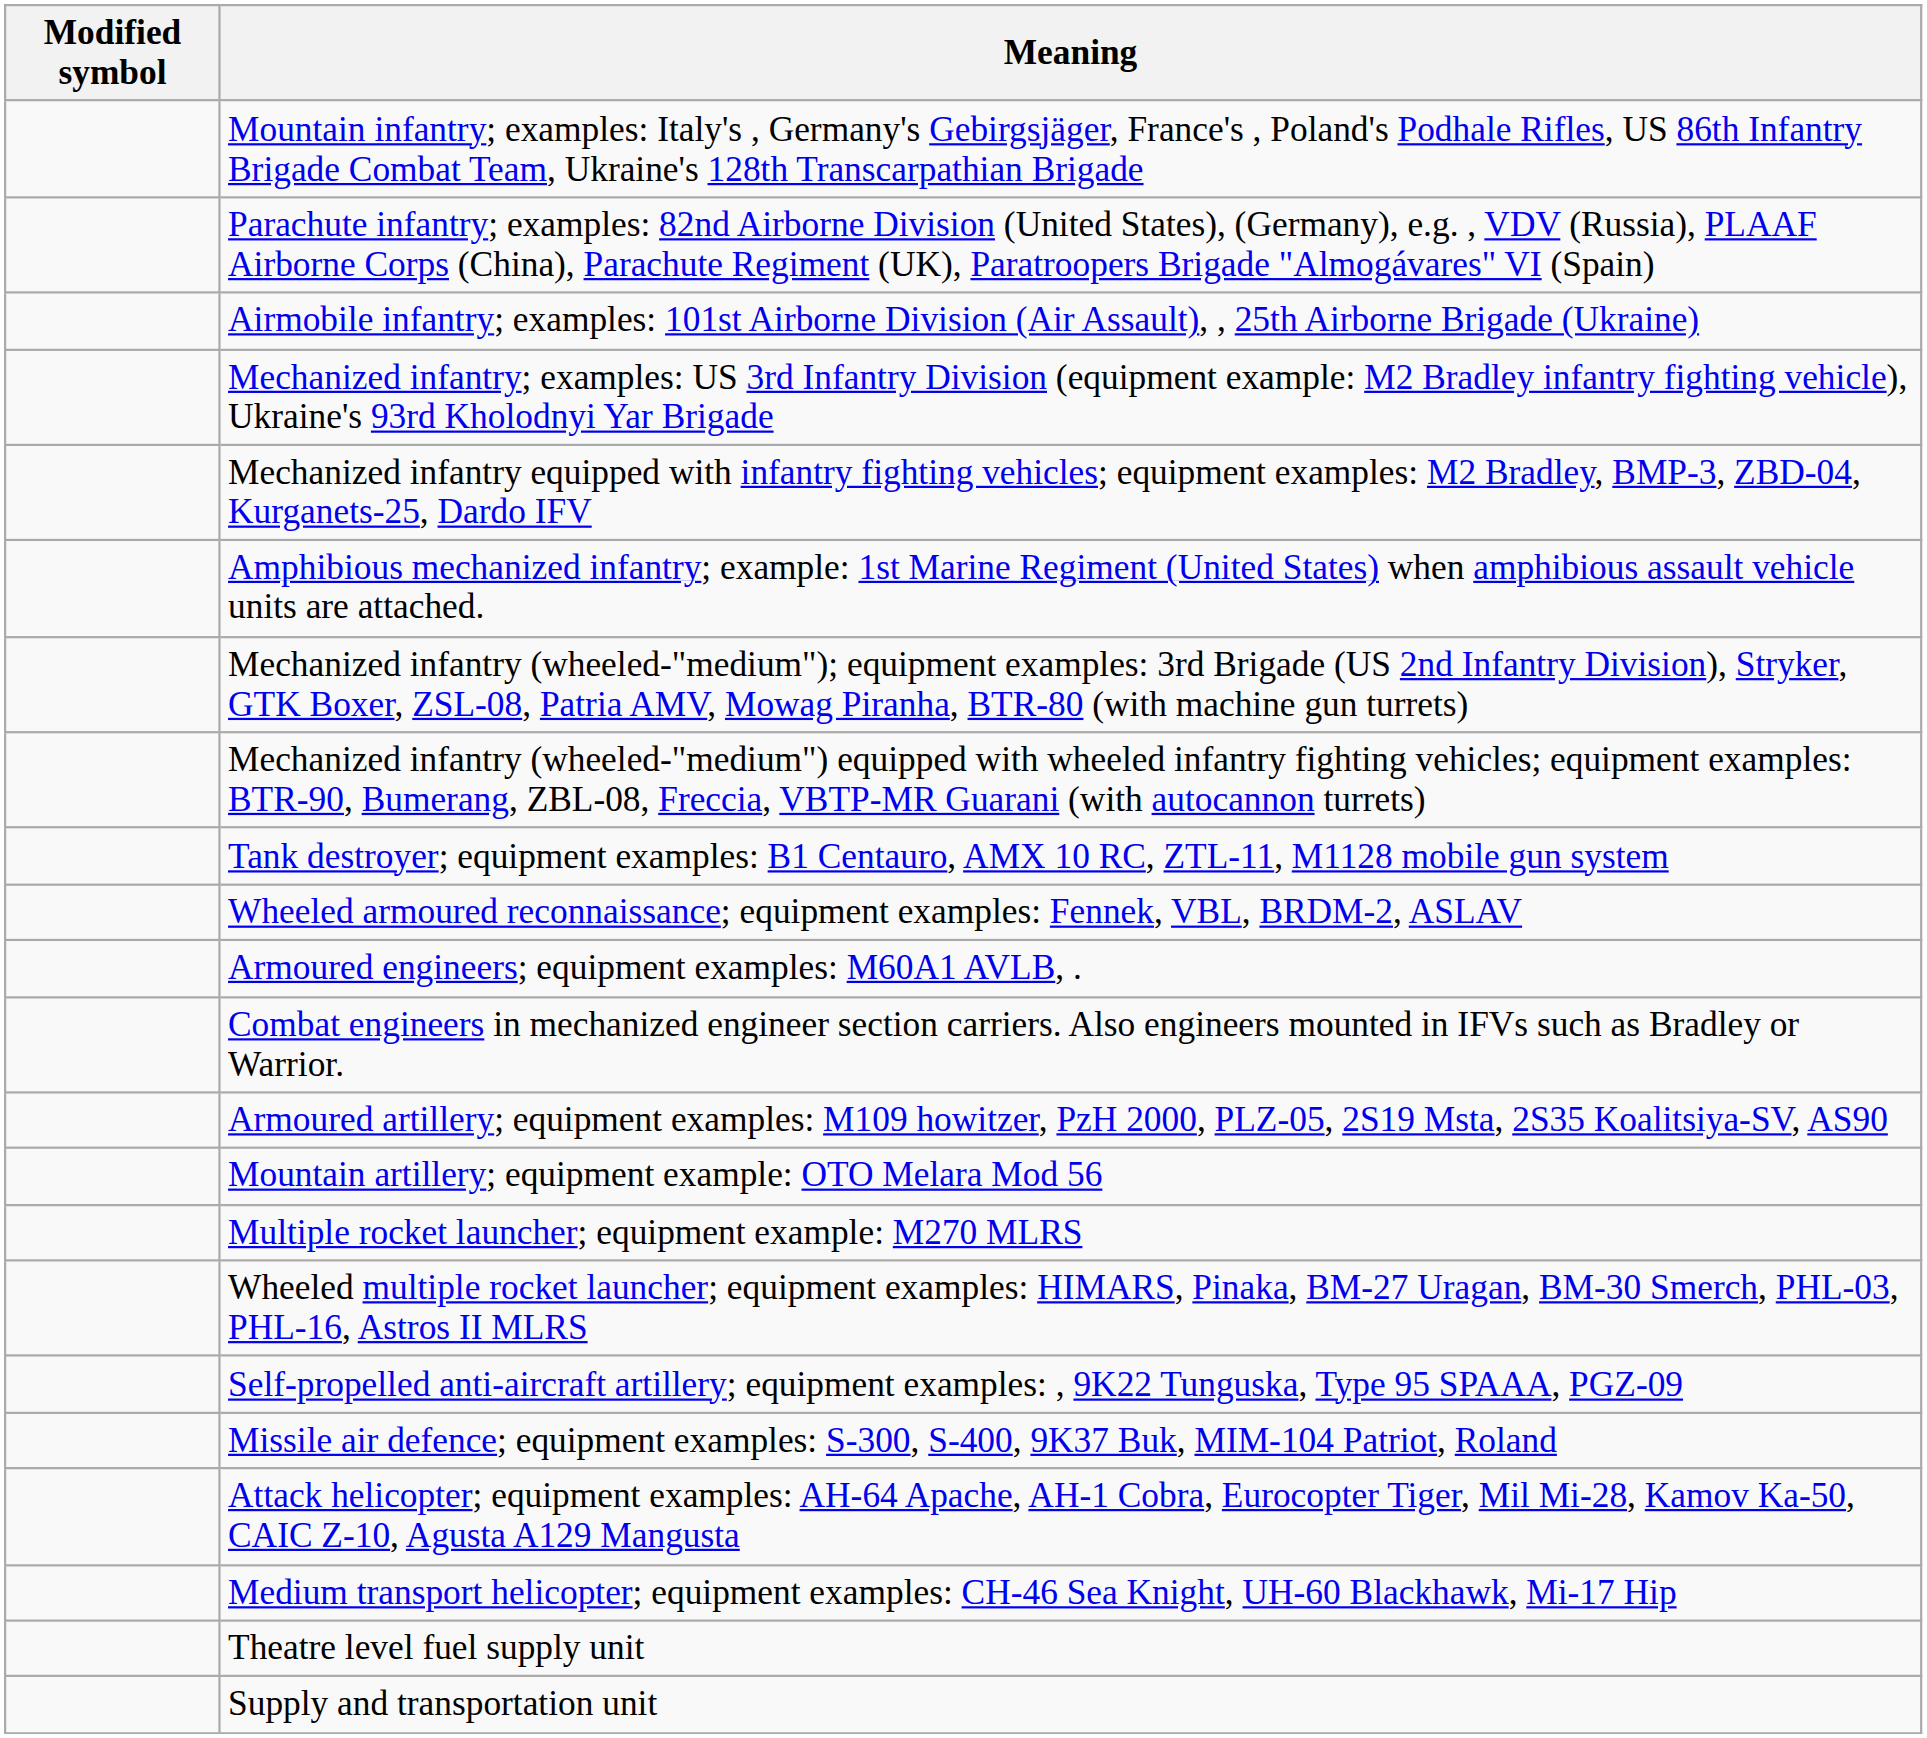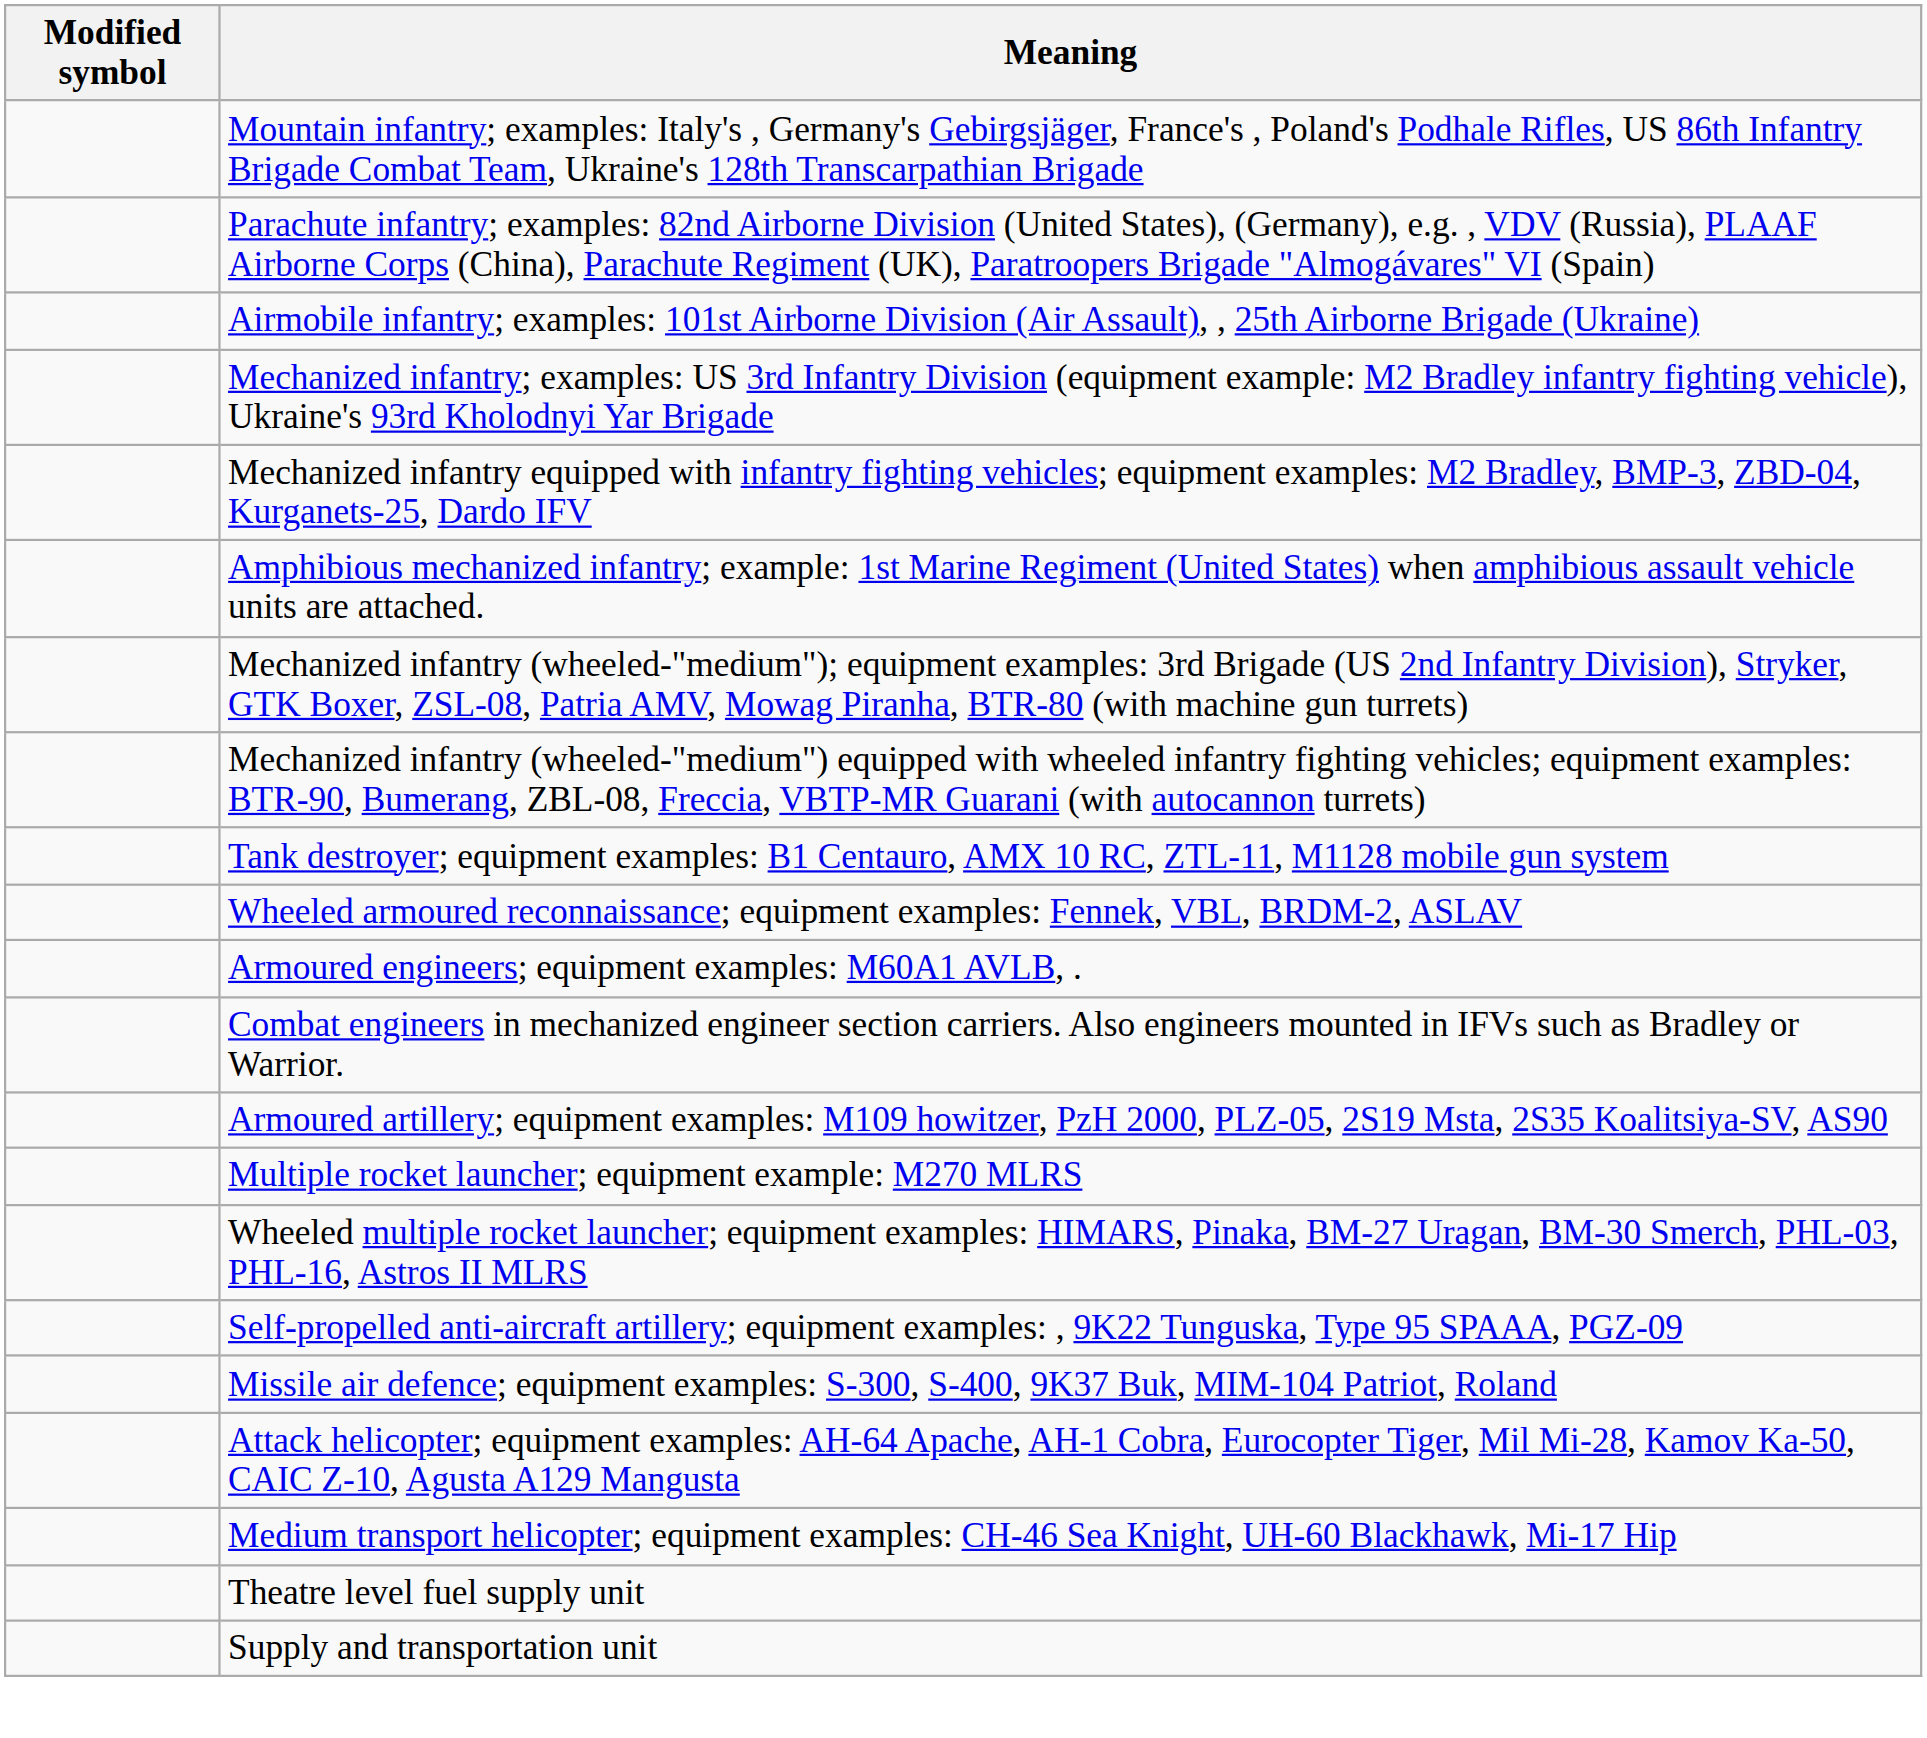- row: (665, 1175)
